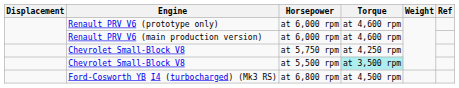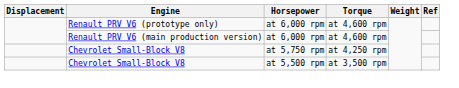(372, 63) paleturquoise background -> (357, 63) no background
- row: (173, 77)
